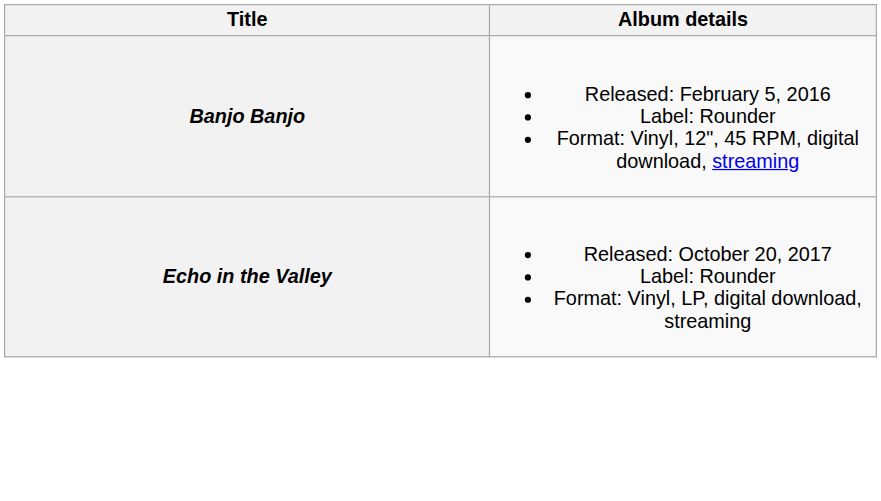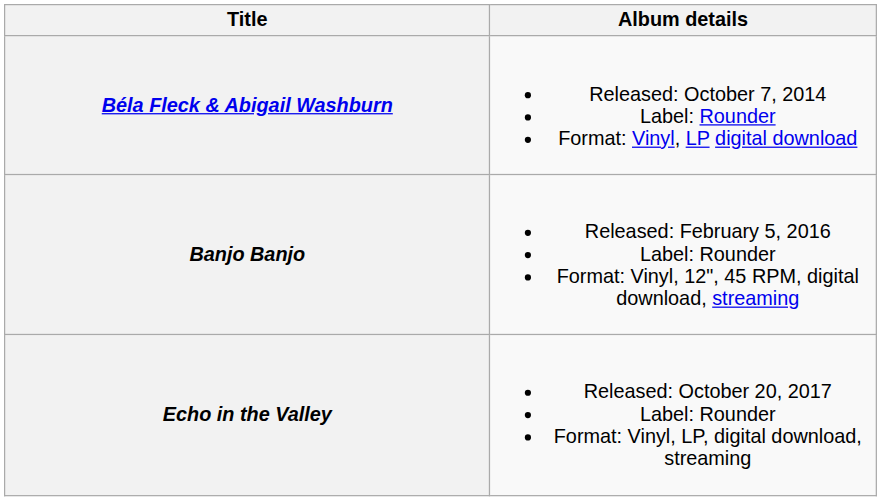+ row: (247, 105)
